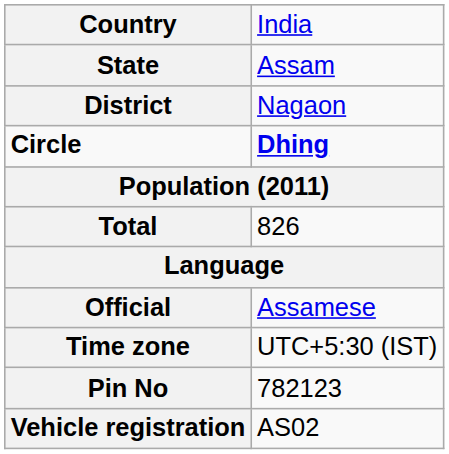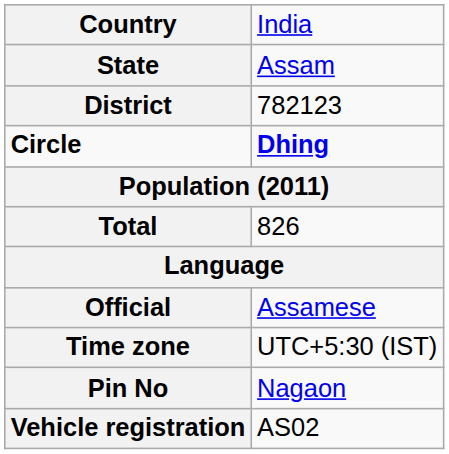(302, 105) Nagaon -> (300, 105) 782123
(300, 387) 782123 -> (302, 387) Nagaon
